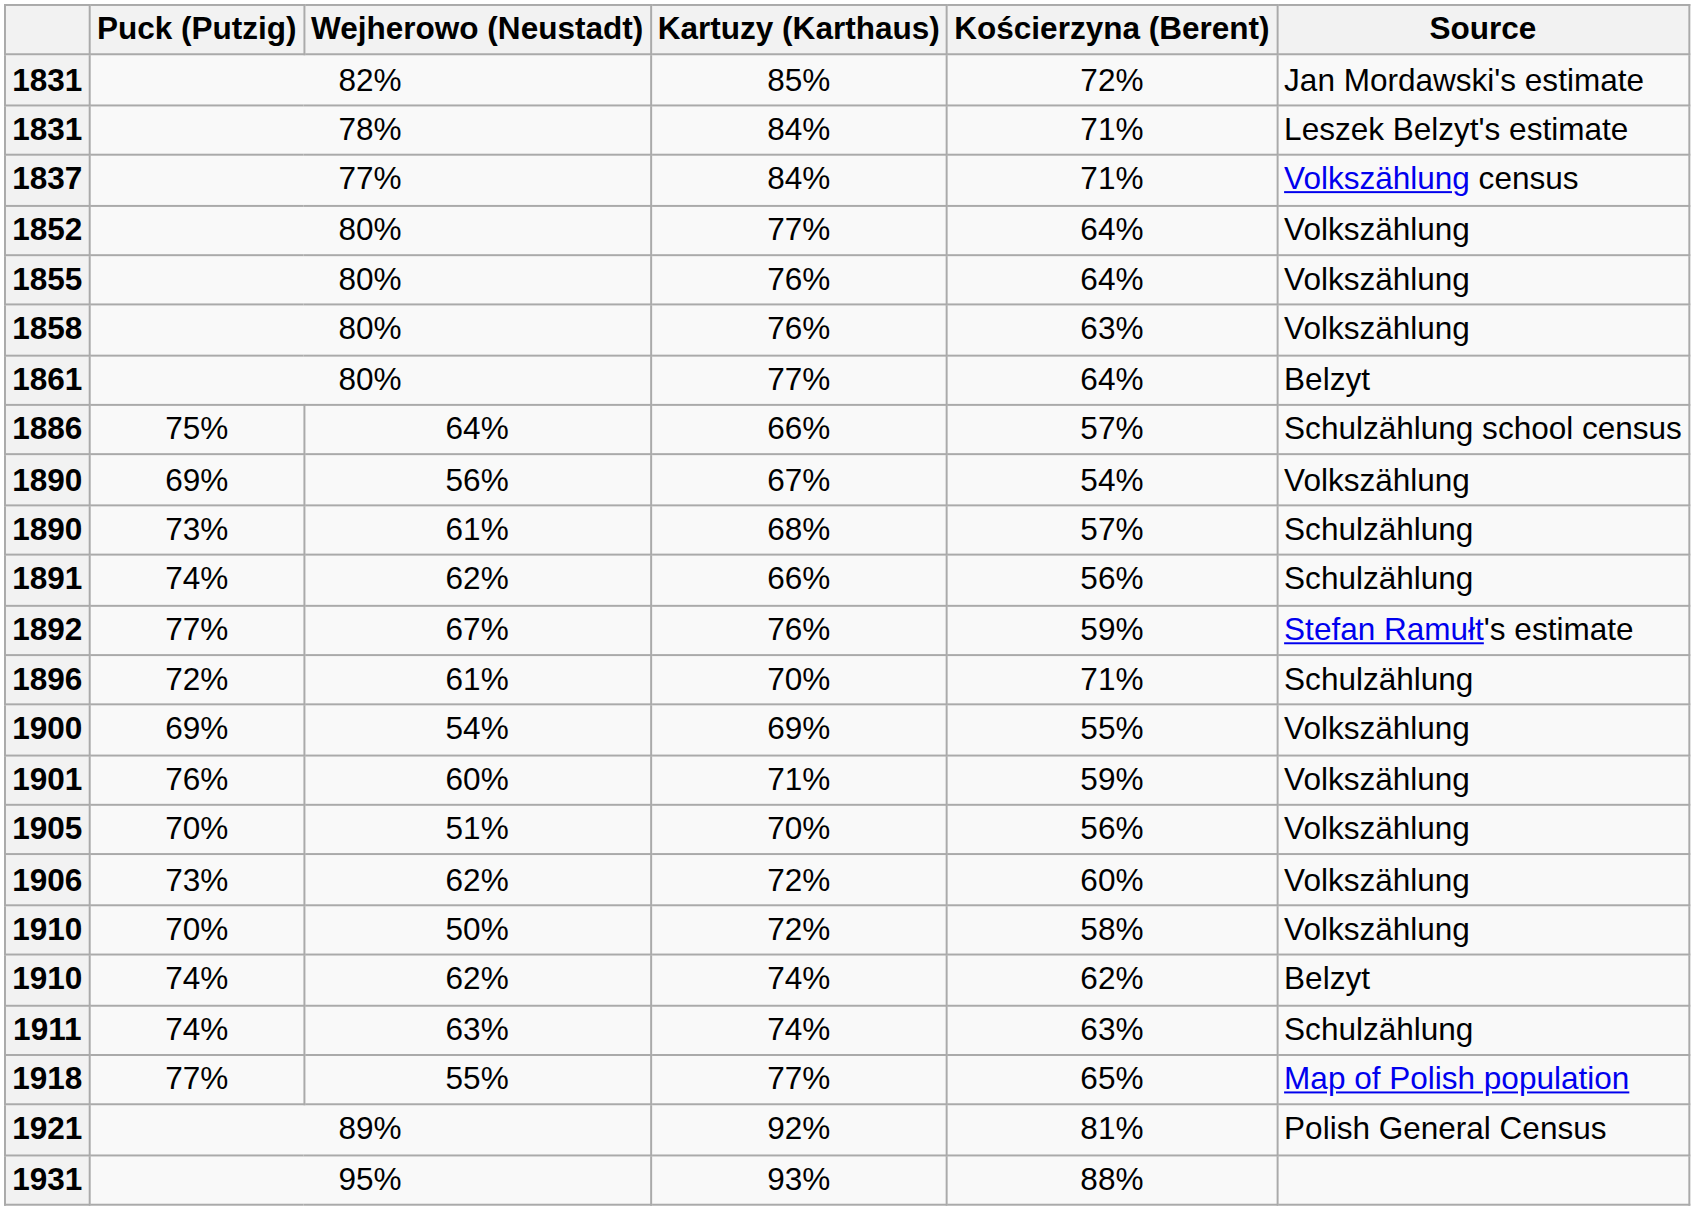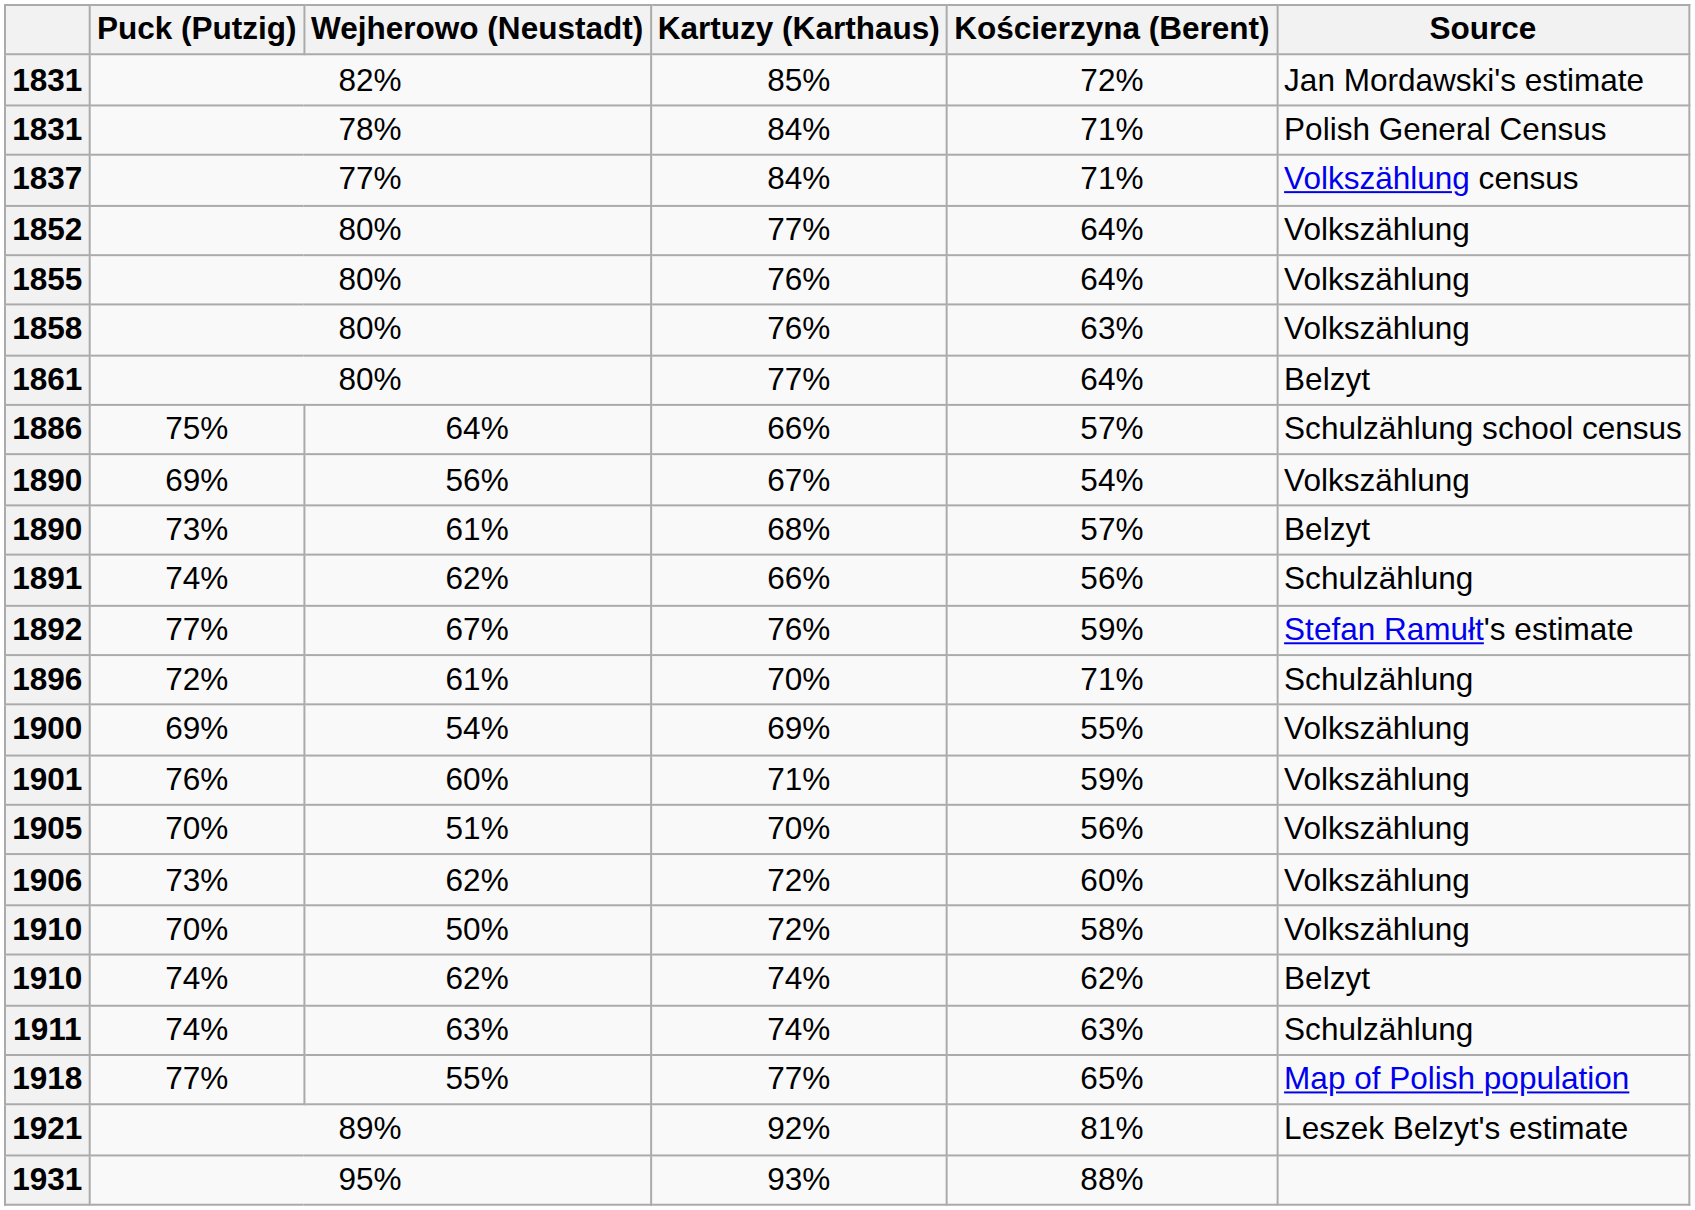(1456, 129) Leszek Belzyt's estimate -> (1445, 129) Polish General Census
(1379, 529) Schulzählung -> (1327, 529) Belzyt
(1445, 1129) Polish General Census -> (1456, 1129) Leszek Belzyt's estimate
